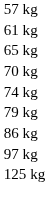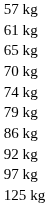+ row: (21, 154)
